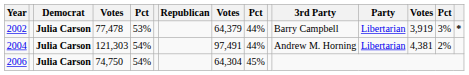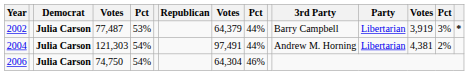(109, 29) 77,478 -> (109, 29) 77,487
(256, 62) 45% -> (256, 62) 46%
